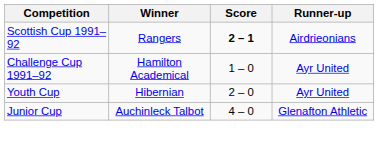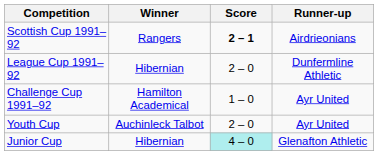+ row: (55, 68)
(160, 93) Hibernian -> (160, 123) Auchinleck Talbot
(160, 111) Auchinleck Talbot -> (160, 141) Hibernian
(241, 111) no background -> (241, 141) paleturquoise background
